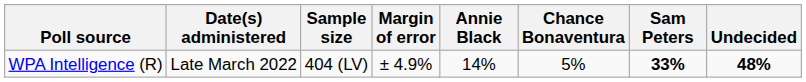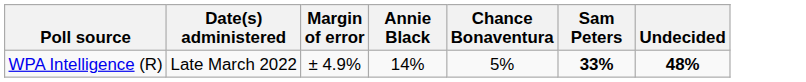- column: (336, 28)
